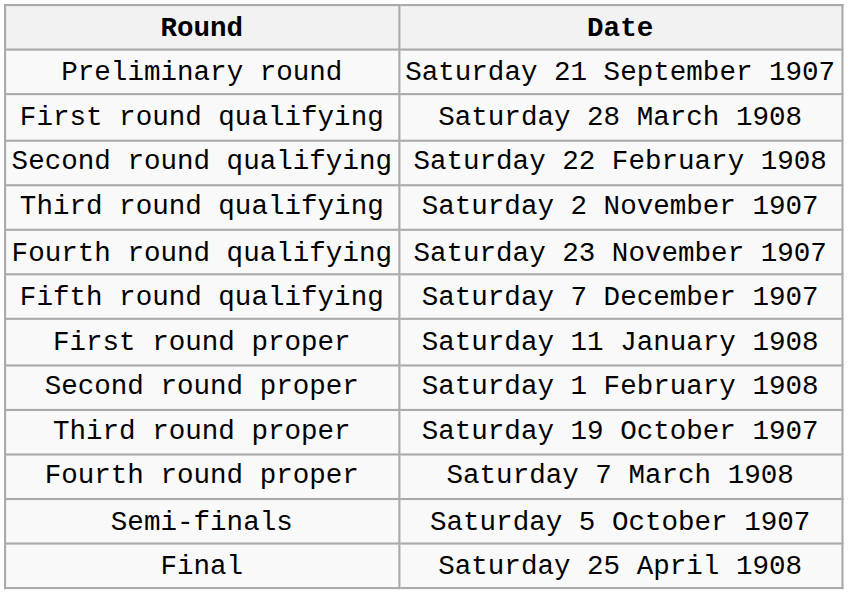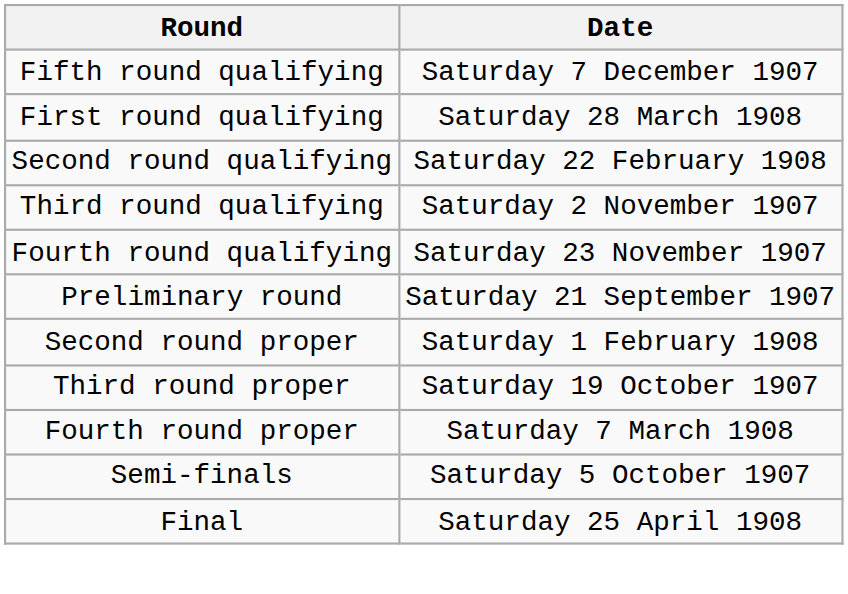rows swapped: (202, 72) <-> (202, 297)
- row: (202, 342)
